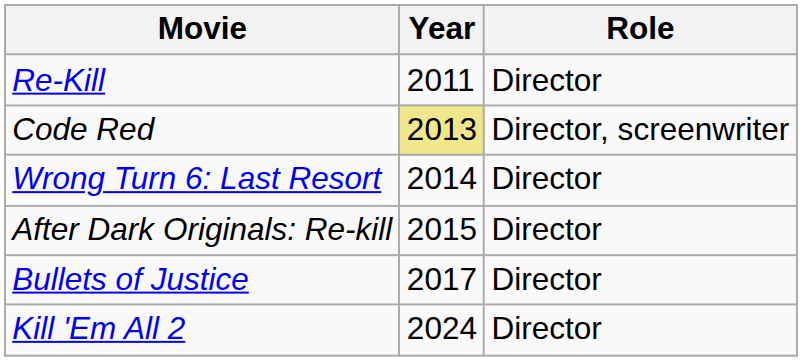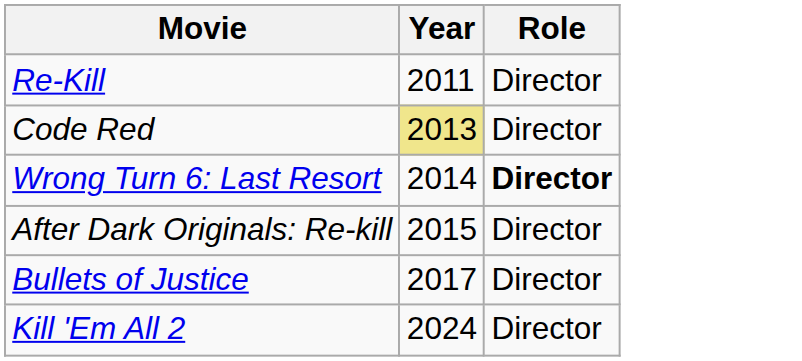(640, 129) Director, screenwriter -> (547, 129) Director
(547, 179) normal -> (552, 179) bold
